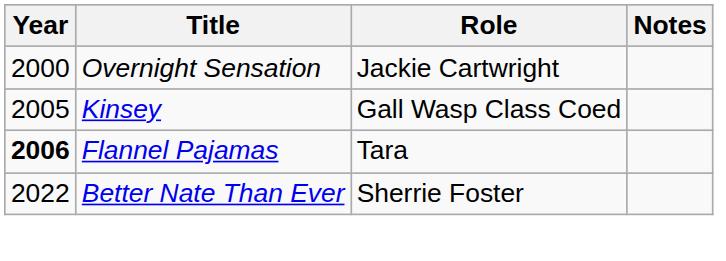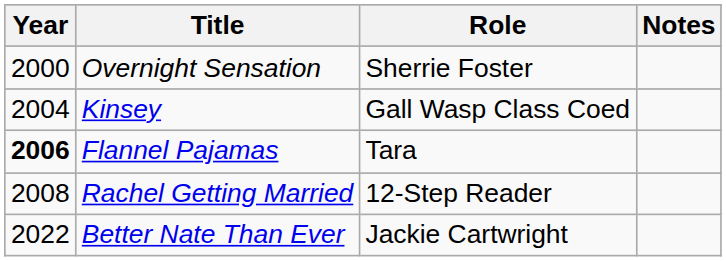(458, 67) Jackie Cartwright -> (449, 67) Sherrie Foster
(40, 109) 2005 -> (40, 109) 2004
+ row: (218, 192)
(440, 192) Sherrie Foster -> (467, 234) Jackie Cartwright
